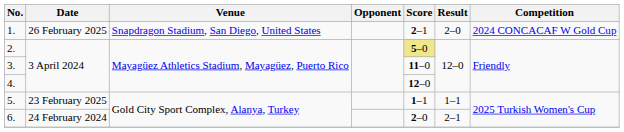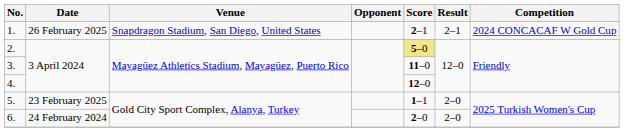(453, 30) 2–0 -> (453, 30) 2–1
(453, 100) 1–1 -> (453, 100) 2–0
(453, 118) 2–1 -> (453, 118) 2–0
